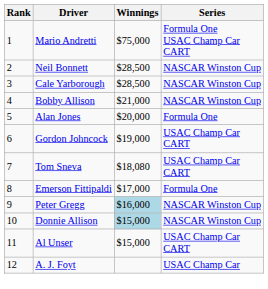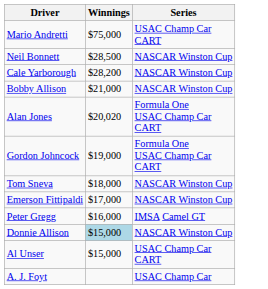- column: (19, 12)
(202, 40) Formula One USAC Champ Car CART -> (173, 34) USAC Champ Car CART
(133, 84) $28,500 -> (105, 72) $28,200
(133, 116) $20,000 -> (105, 116) $20,020
(190, 116) Formula One -> (173, 116) Formula One USAC Champ Car CART
(202, 138) USAC Champ Car CART -> (173, 156) Formula One USAC Champ Car CART
(133, 166) $18,080 -> (105, 183) $18,000
(202, 166) USAC Champ Car CART -> (183, 183) NASCAR Winston Cup
(190, 188) Formula One -> (183, 200) NASCAR Winston Cup
(133, 204) lightblue background -> (105, 216) no background
(212, 204) NASCAR Winston Cup -> (170, 216) IMSA Camel GT
